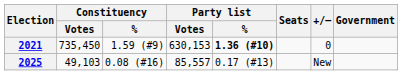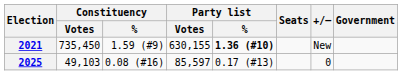(190, 45) 630,153 -> (190, 45) 630,155
(328, 45) 0 -> (322, 45) New
(193, 61) 85,557 -> (193, 61) 85,597
(322, 61) New -> (328, 61) 0
